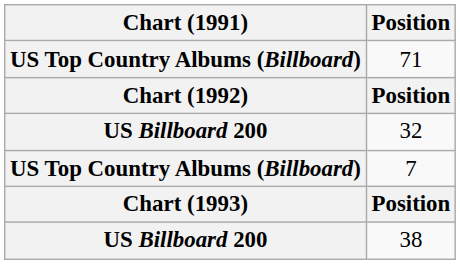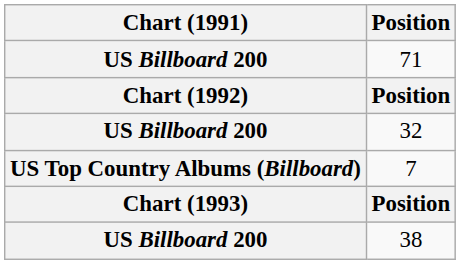(185, 58) US Top Country Albums (Billboard) -> (185, 58) US Billboard 200
